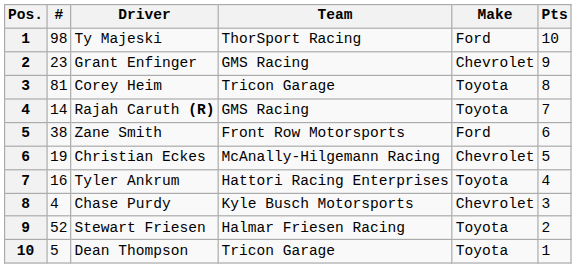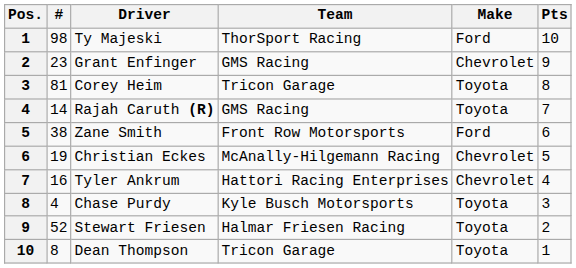(482, 181) Toyota -> (495, 181) Chevrolet
(495, 205) Chevrolet -> (482, 205) Toyota
(54, 252) 5 -> (54, 252) 8
